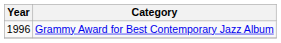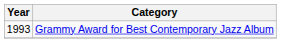(19, 29) 1996 -> (19, 29) 1993
